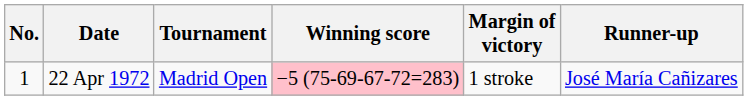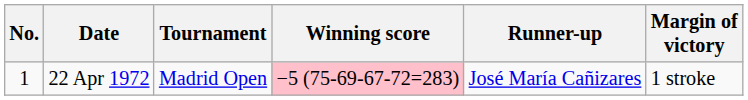columns swapped: (512, 33) <-> (651, 33)
